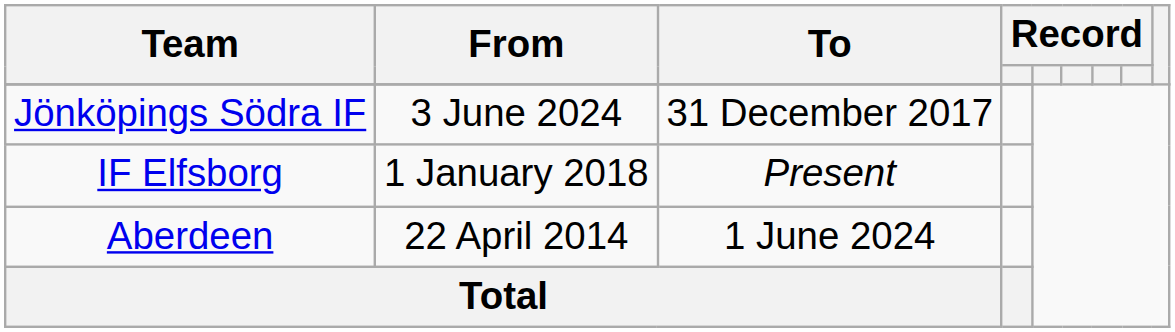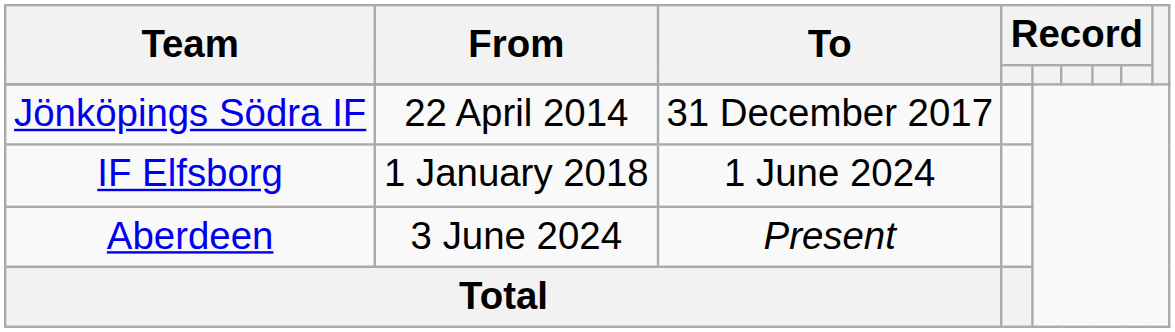(516, 113) 3 June 2024 -> (516, 113) 22 April 2014
(830, 174) Present -> (830, 174) 1 June 2024
(516, 235) 22 April 2014 -> (516, 235) 3 June 2024
(830, 235) 1 June 2024 -> (830, 235) Present
